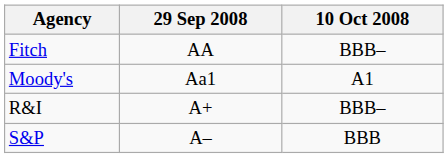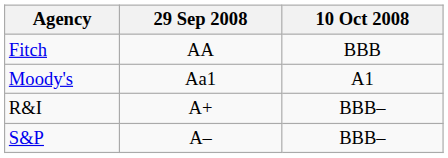(362, 49) BBB– -> (362, 49) BBB
(362, 137) BBB -> (362, 137) BBB–
